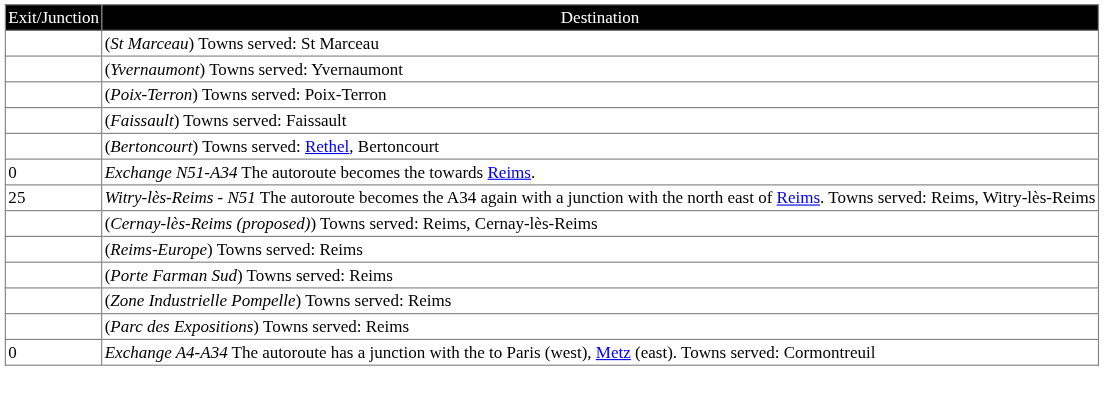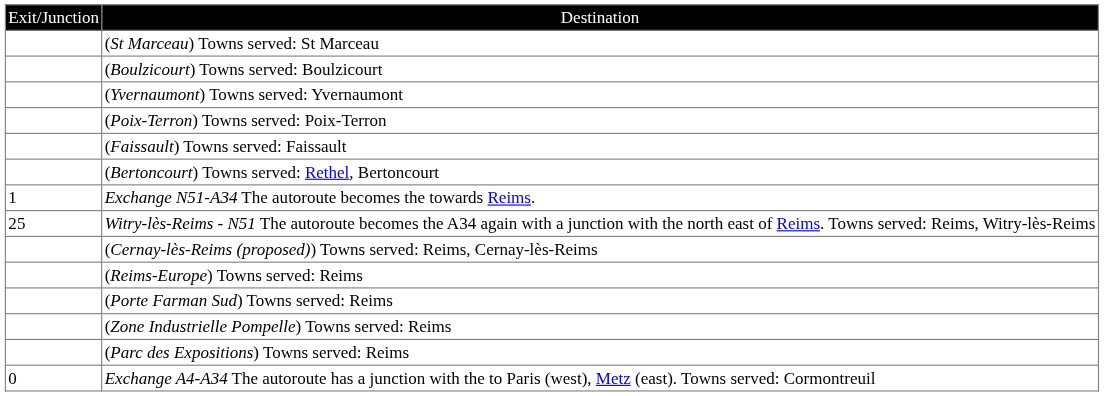+ row: (244, 68)
(13, 171) 0 -> (13, 197) 1
